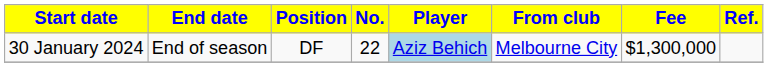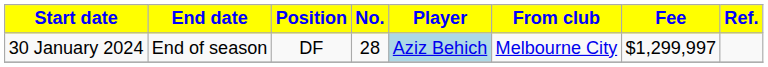(370, 47) 22 -> (370, 47) 28
(671, 47) $1,300,000 -> (671, 47) $1,299,997
